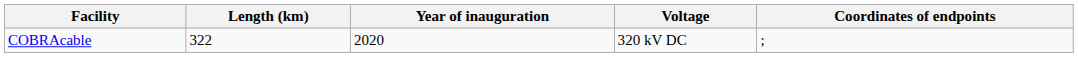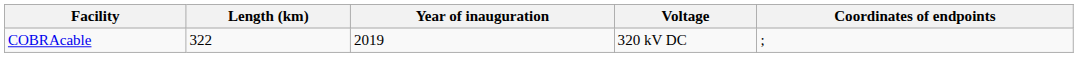(369, 40) 2020 -> (369, 40) 2019
